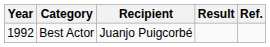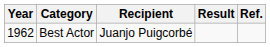(20, 33) 1992 -> (20, 33) 1962
